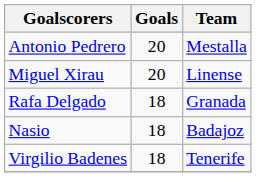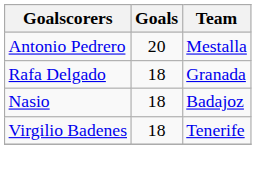- row: (56, 74)
